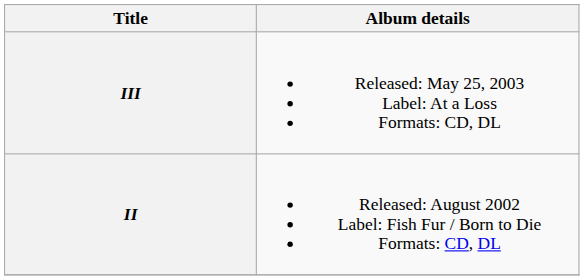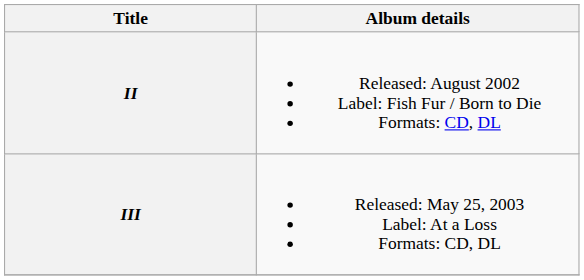rows swapped: (131, 214) <-> (131, 92)
